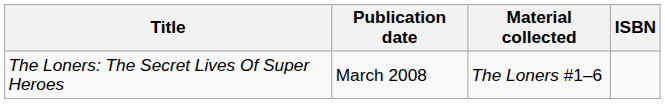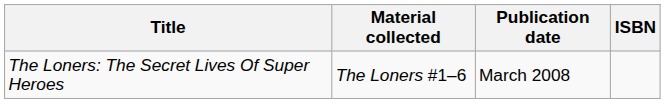columns swapped: (539, 27) <-> (400, 27)
